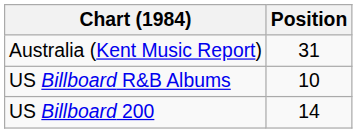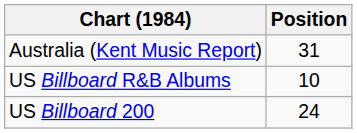(309, 111) 14 -> (309, 111) 24
